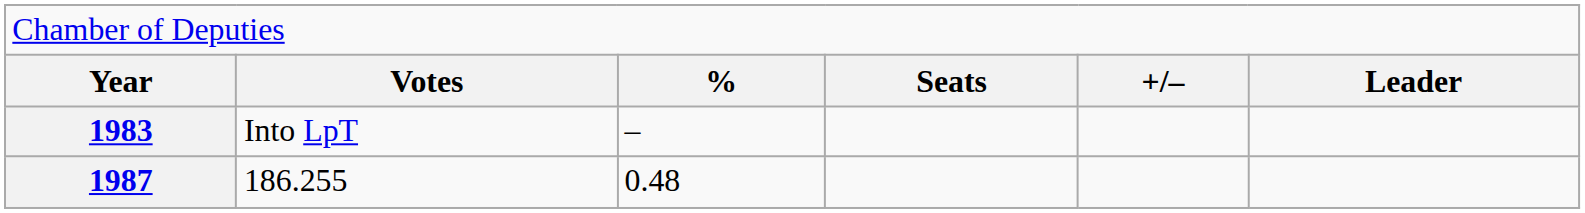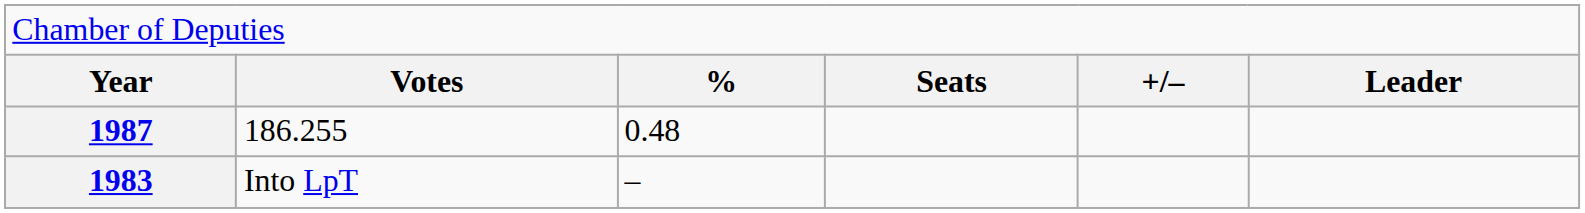rows swapped: (121, 130) <-> (121, 181)
